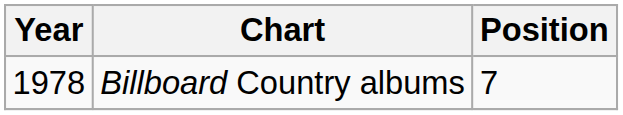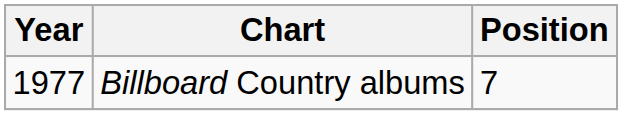(49, 82) 1978 -> (49, 82) 1977
